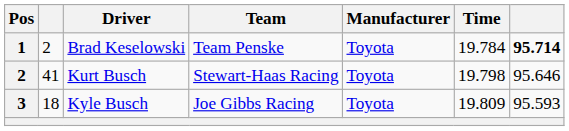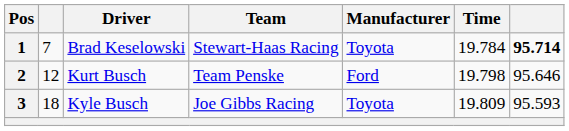(47, 47) 2 -> (47, 47) 7
(239, 47) Team Penske -> (266, 47) Stewart-Haas Racing
(51, 75) 41 -> (51, 75) 12
(266, 75) Stewart-Haas Racing -> (239, 75) Team Penske
(370, 75) Toyota -> (363, 75) Ford
